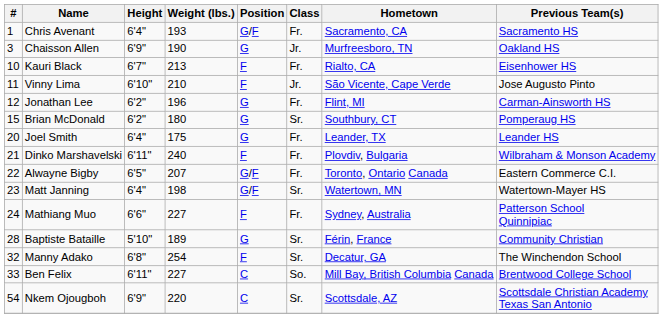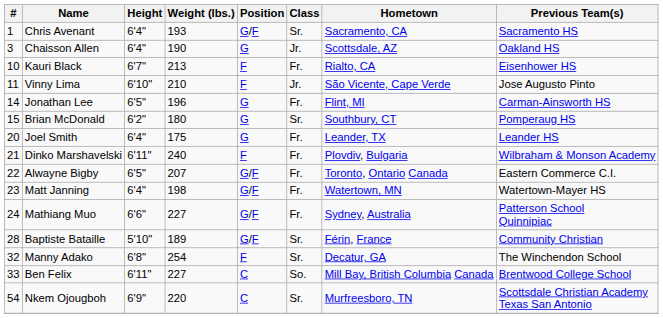(296, 31) Fr. -> (296, 31) Sr.
(137, 49) 6'9" -> (137, 49) 6'4"
(369, 49) Murfreesboro, TN -> (361, 49) Scottsdale, AZ
(13, 102) 12 -> (13, 102) 14
(137, 102) 6'2" -> (137, 102) 6'5"
(296, 191) Sr. -> (296, 191) Fr.
(243, 215) F -> (249, 215) G/F
(244, 239) G -> (249, 239) G/F
(361, 299) Scottsdale, AZ -> (369, 299) Murfreesboro, TN
